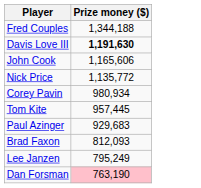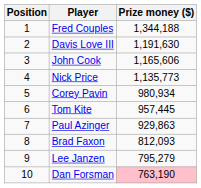+ column: (27, 12)
(111, 45) bold -> (156, 45) normal
(111, 77) 1,135,772 -> (156, 77) 1,135,773
(111, 126) 929,683 -> (156, 126) 929,863
(111, 158) 795,249 -> (156, 158) 795,279
